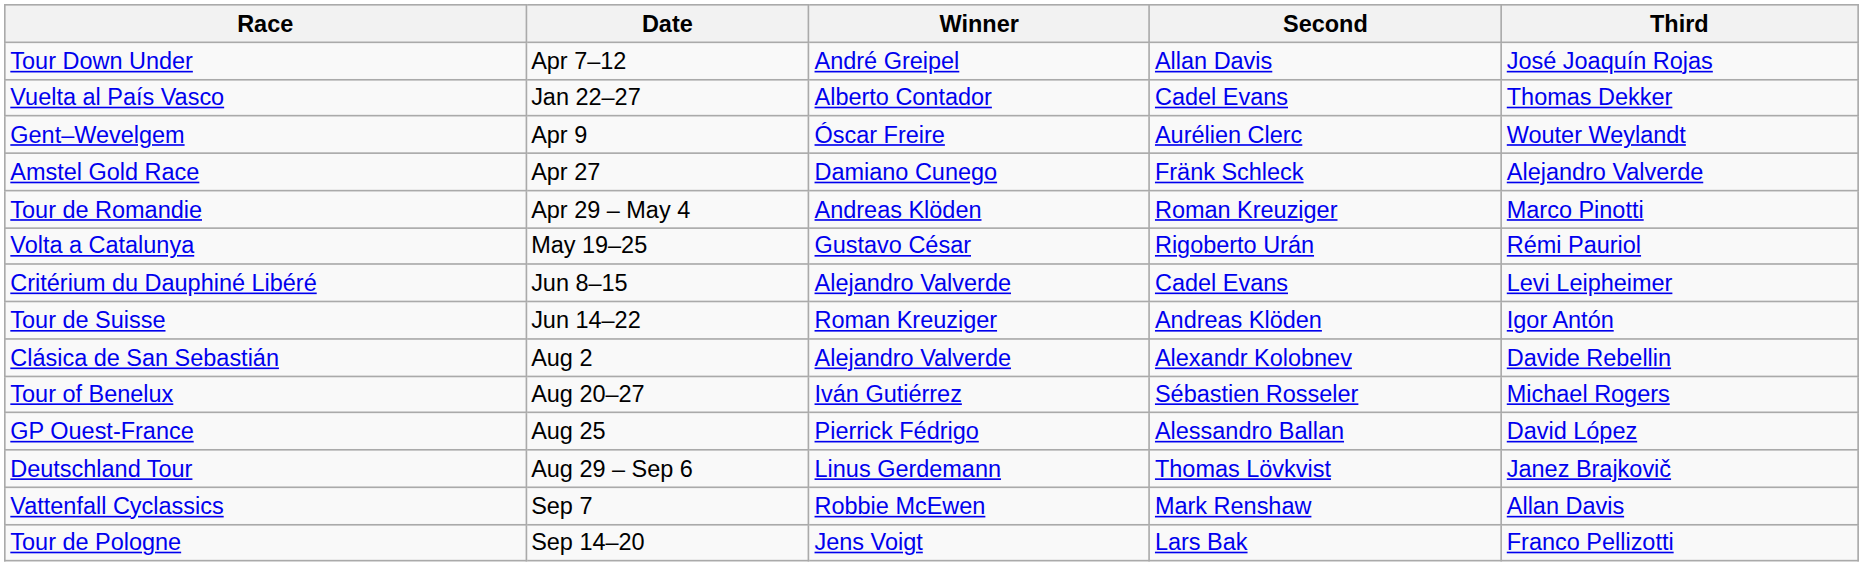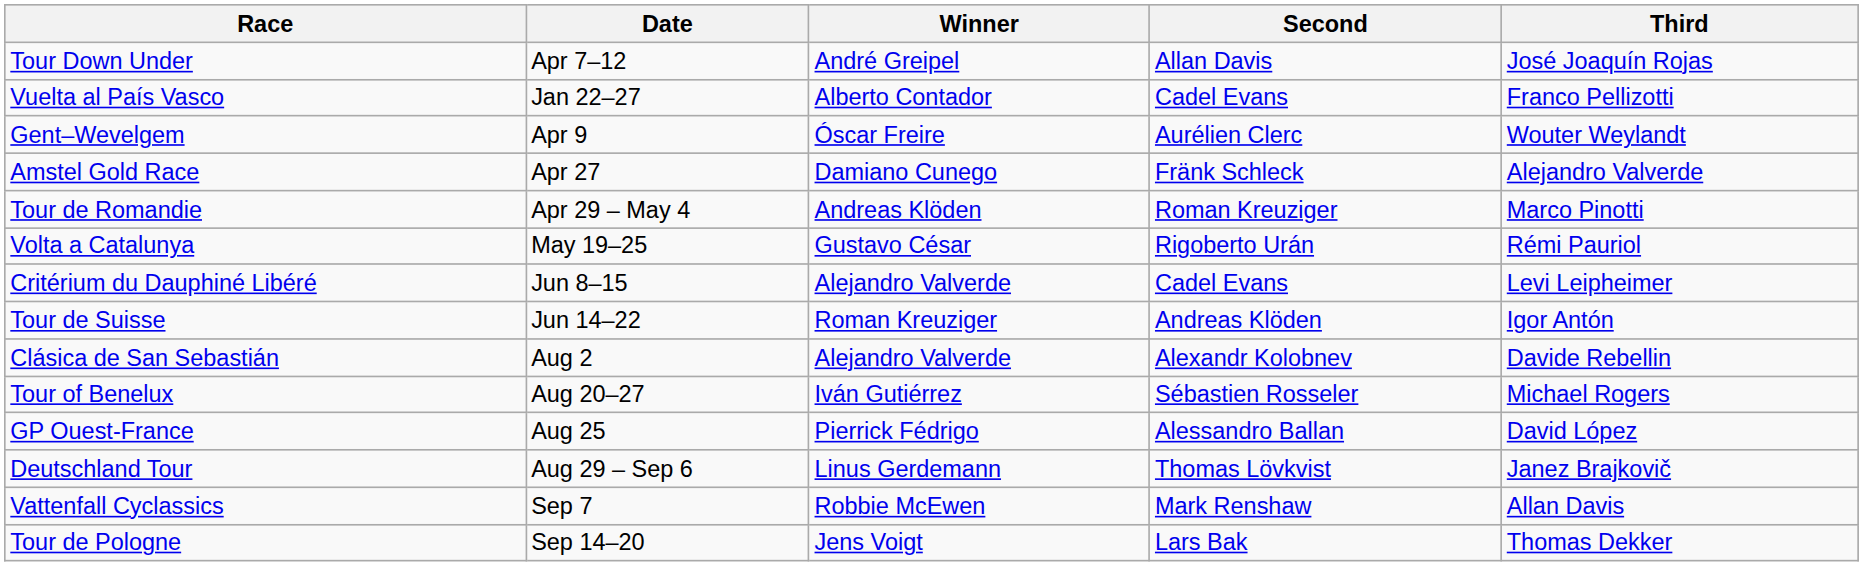(1590, 98) Thomas Dekker -> (1590, 98) Franco Pellizotti
(1590, 543) Franco Pellizotti -> (1590, 543) Thomas Dekker
